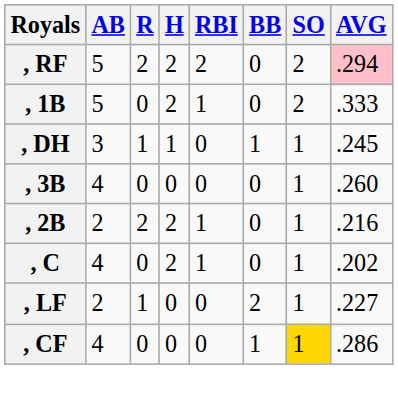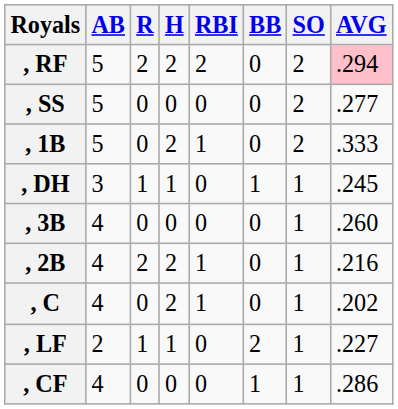+ row: (45, 104)
(97, 223) 2 -> (97, 263) 4
(171, 303) 0 -> (171, 343) 1
(299, 343) gold background -> (299, 383) no background
